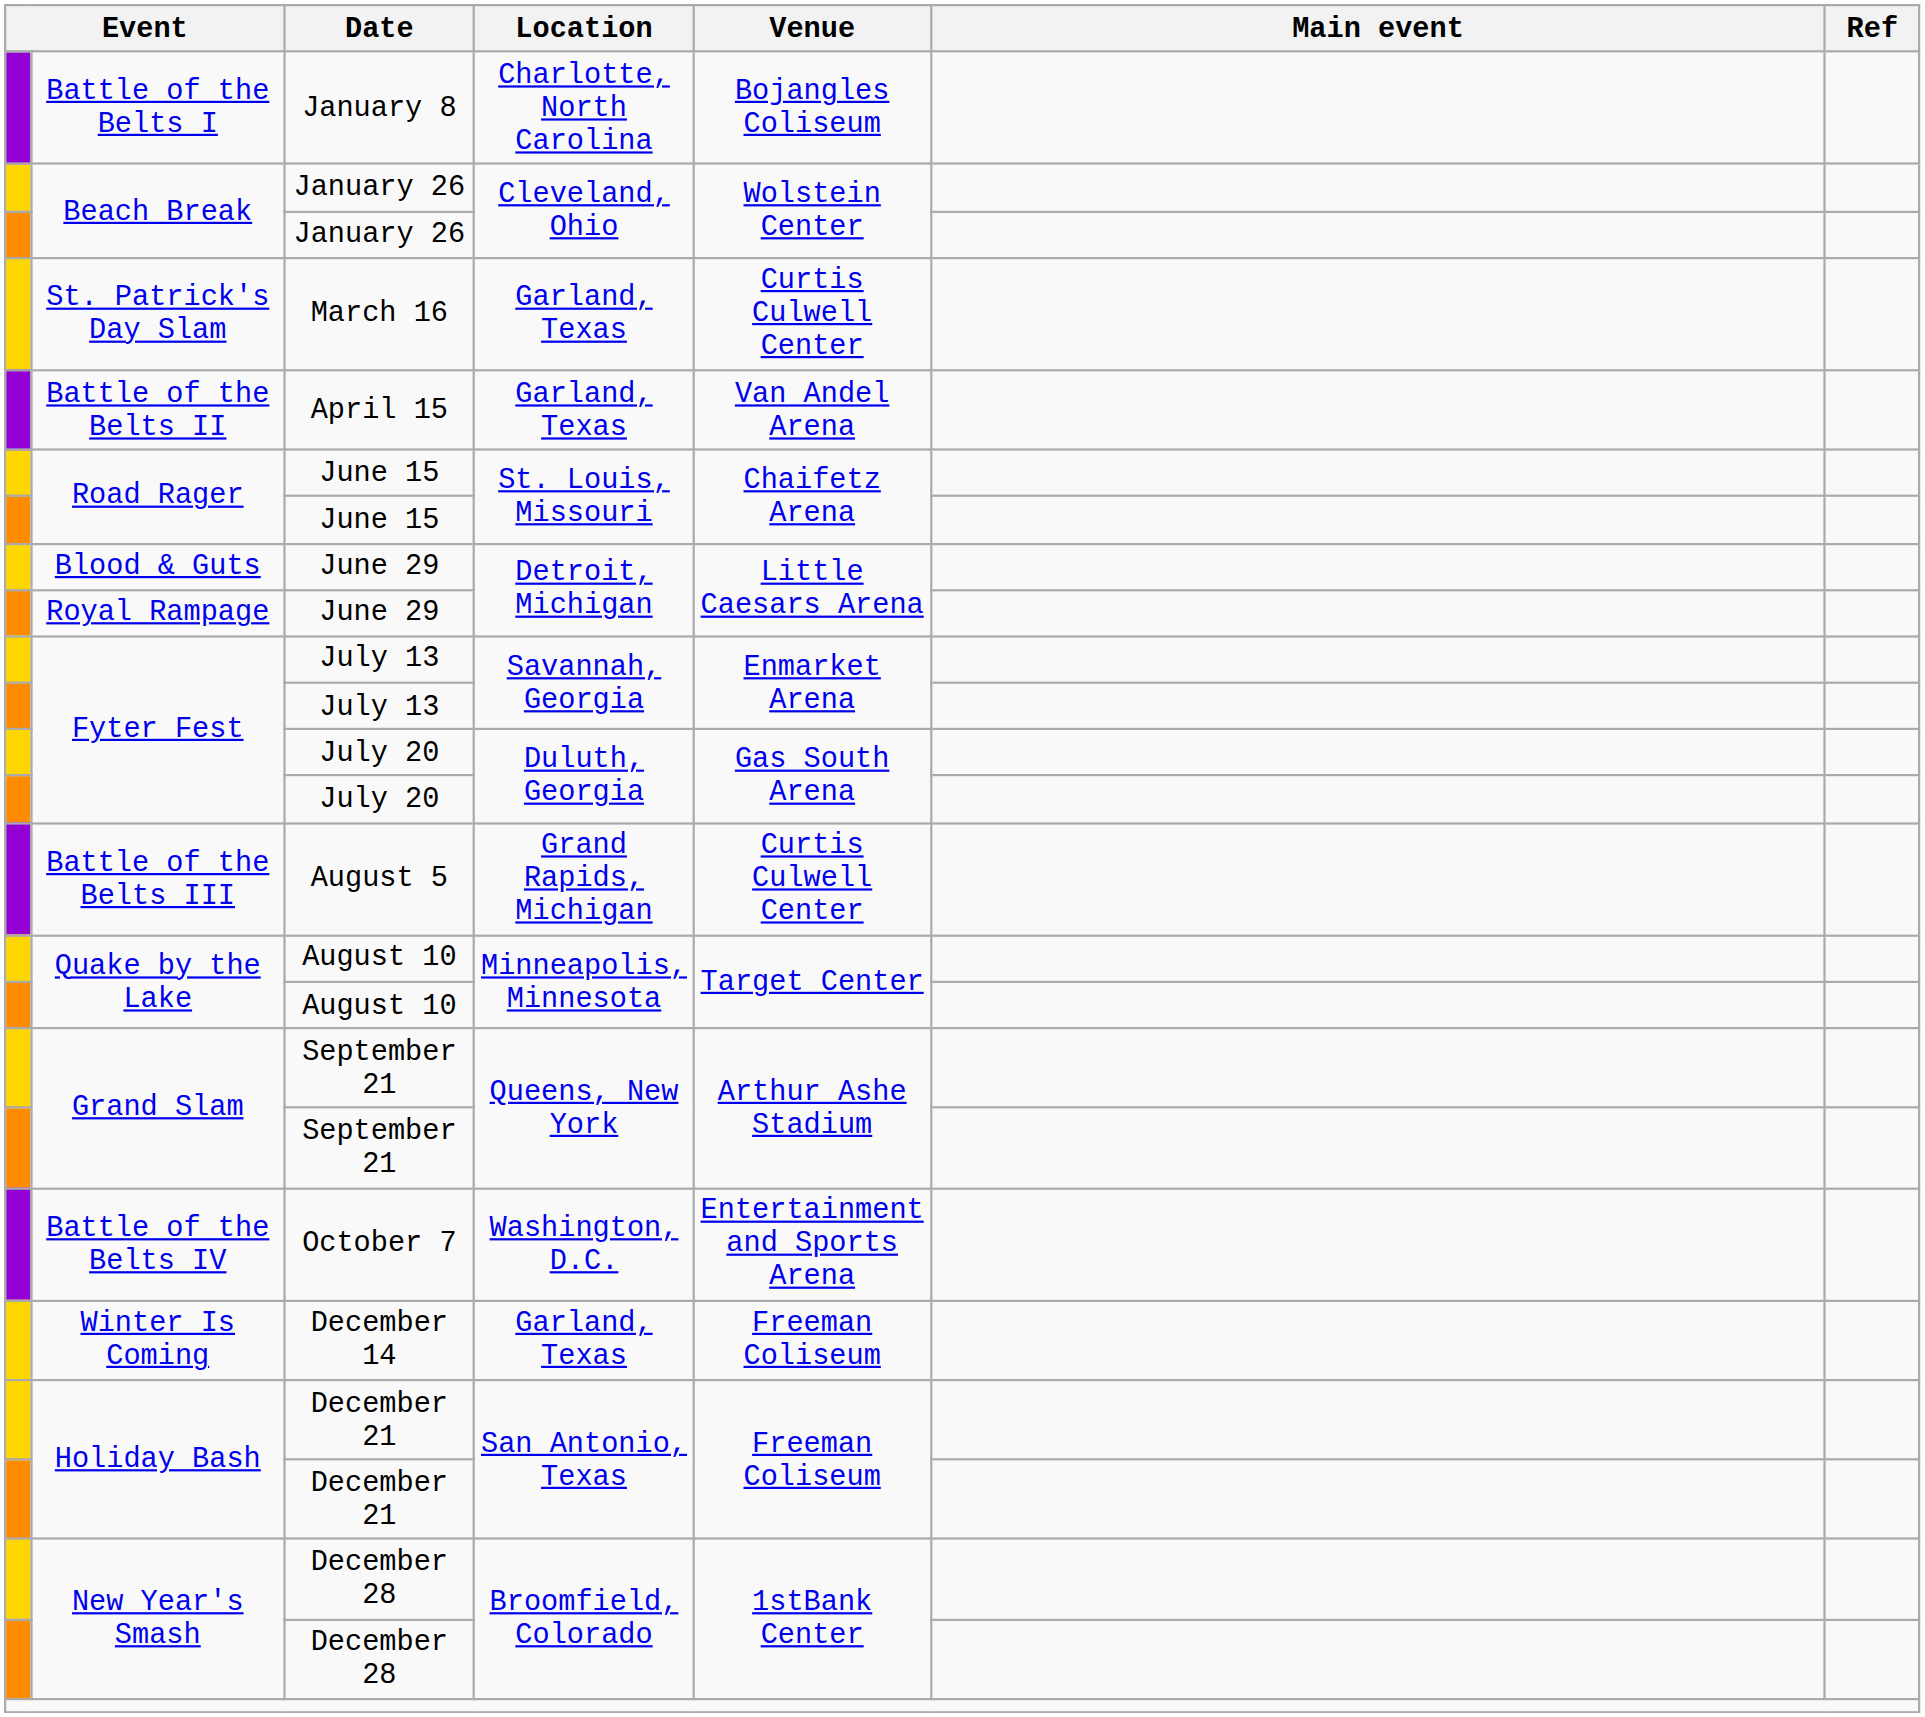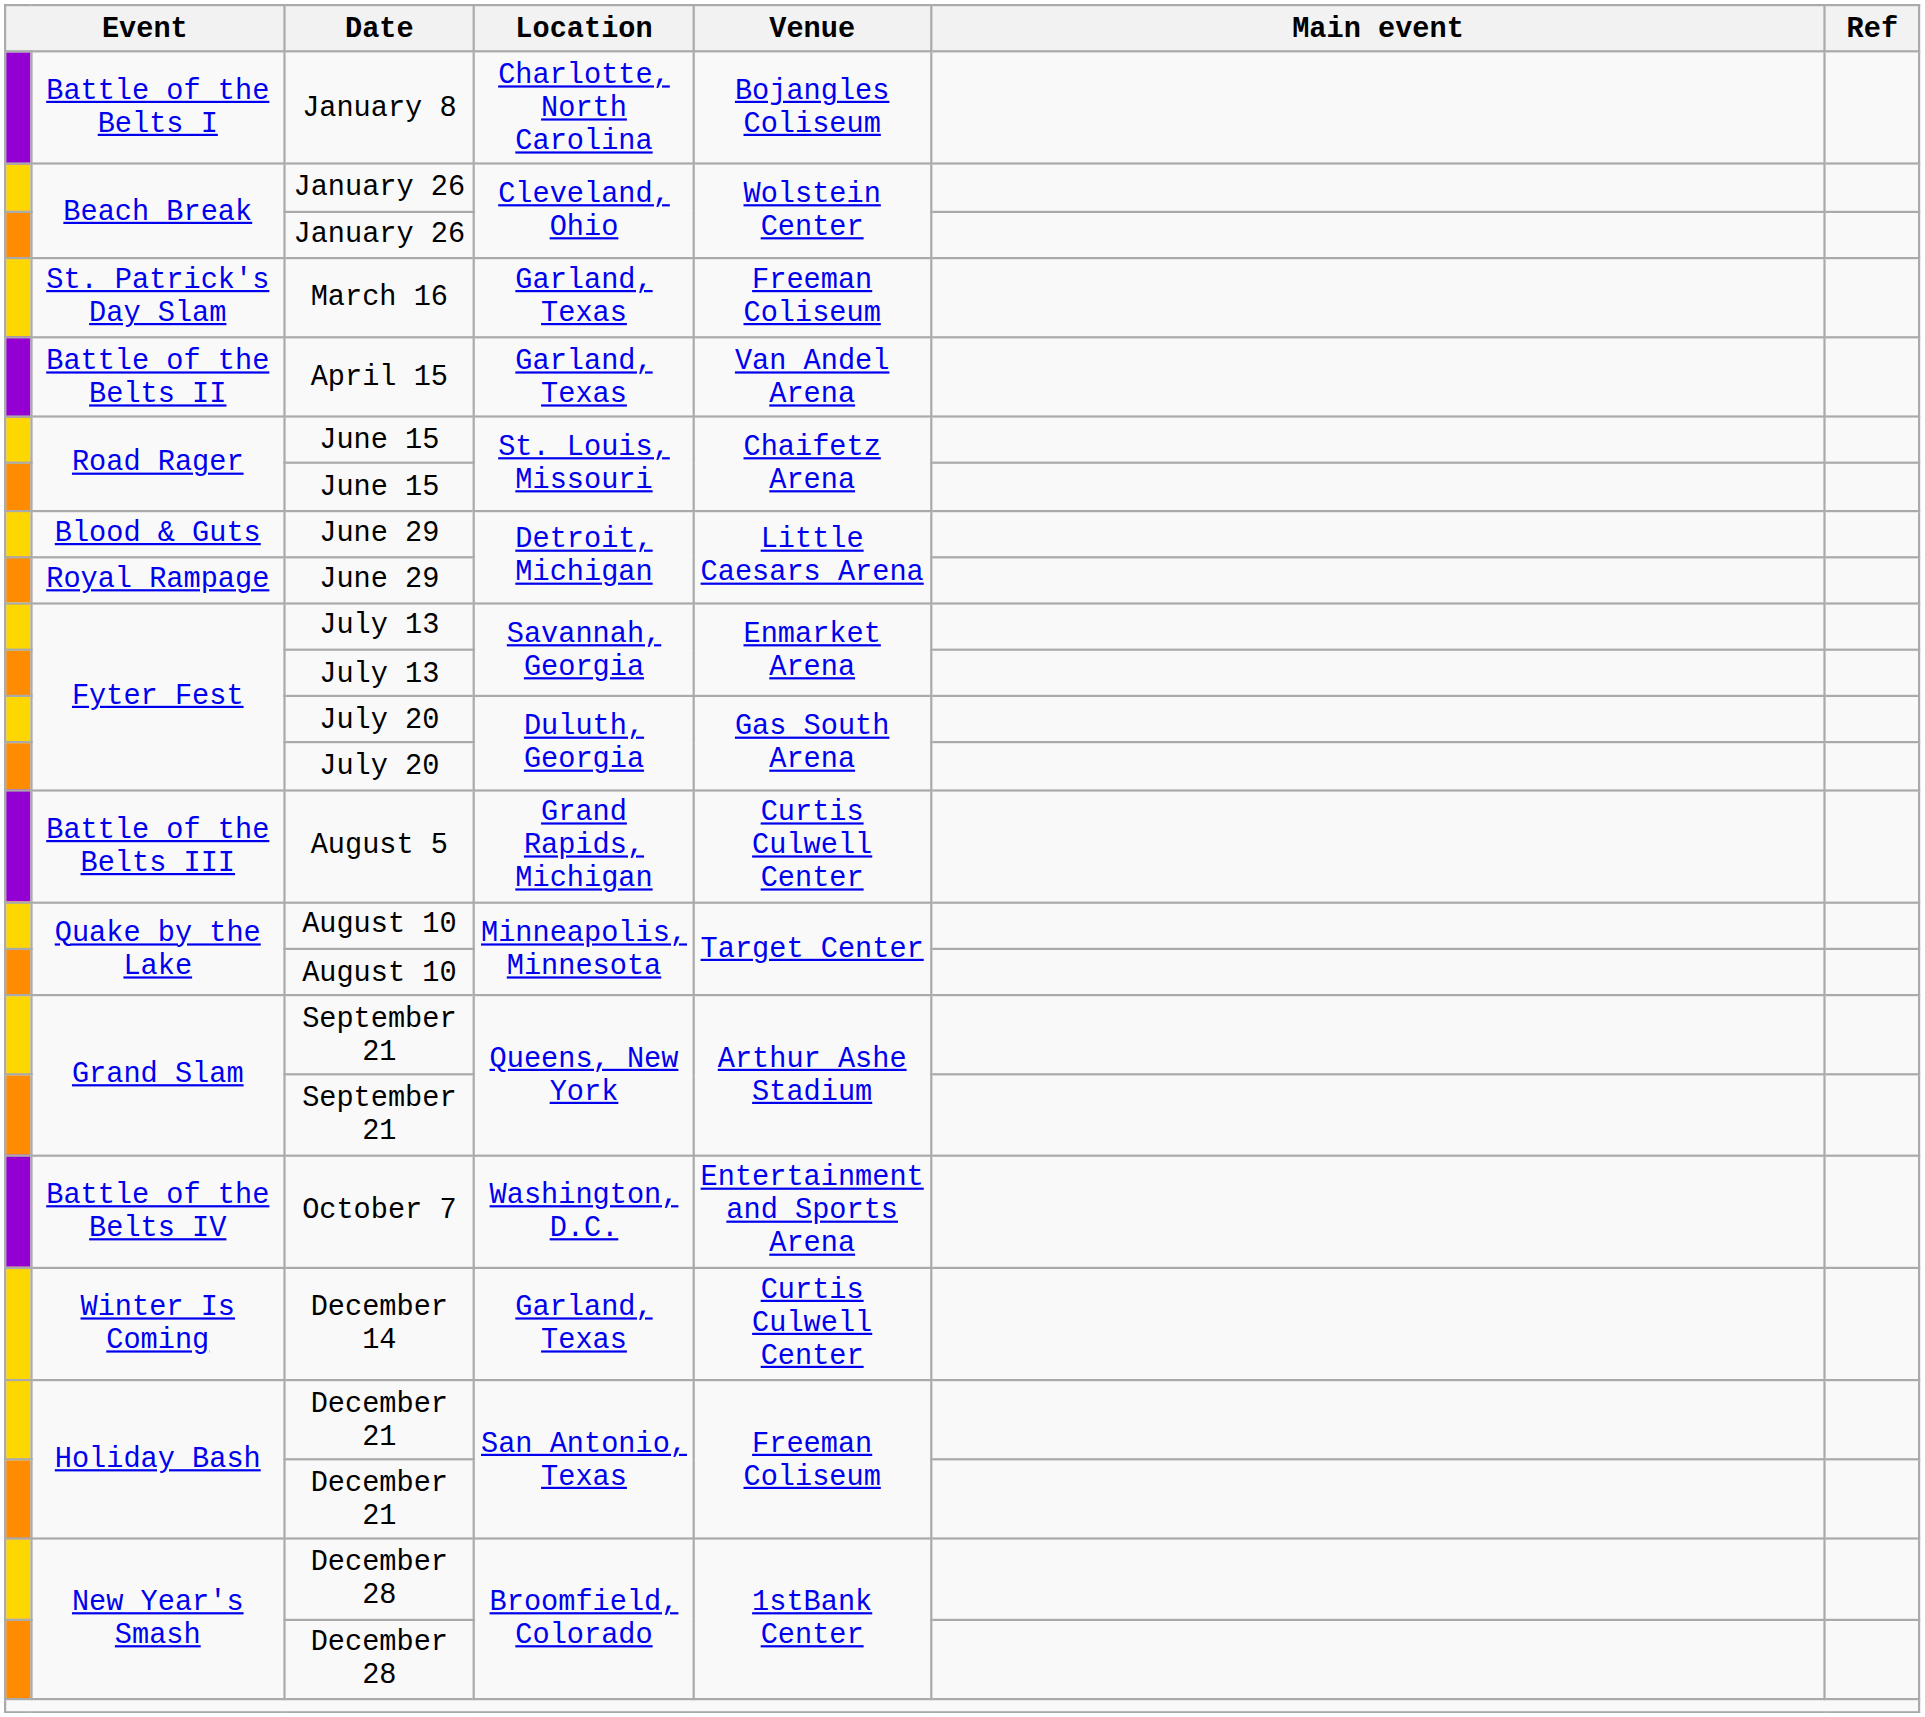(812, 314) Curtis Culwell Center -> (812, 297) Freeman Coliseum
(812, 1340) Freeman Coliseum -> (812, 1324) Curtis Culwell Center
